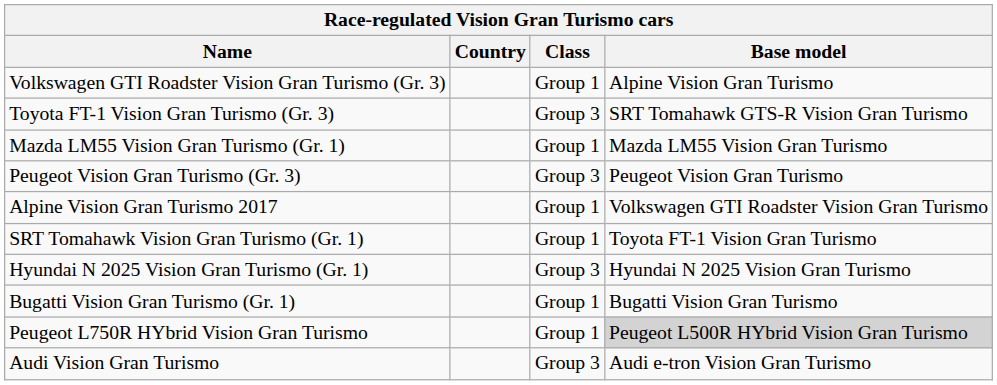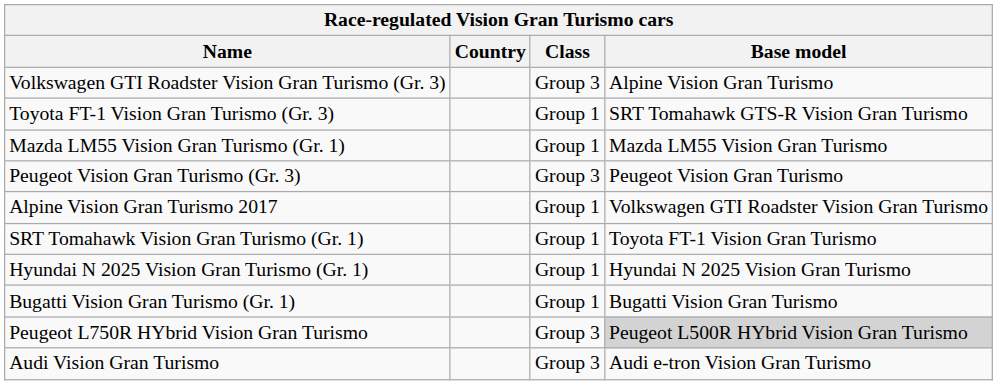(567, 82) Group 1 -> (567, 82) Group 3
(567, 113) Group 3 -> (567, 113) Group 1
(567, 269) Group 3 -> (567, 269) Group 1
(567, 332) Group 1 -> (567, 332) Group 3
